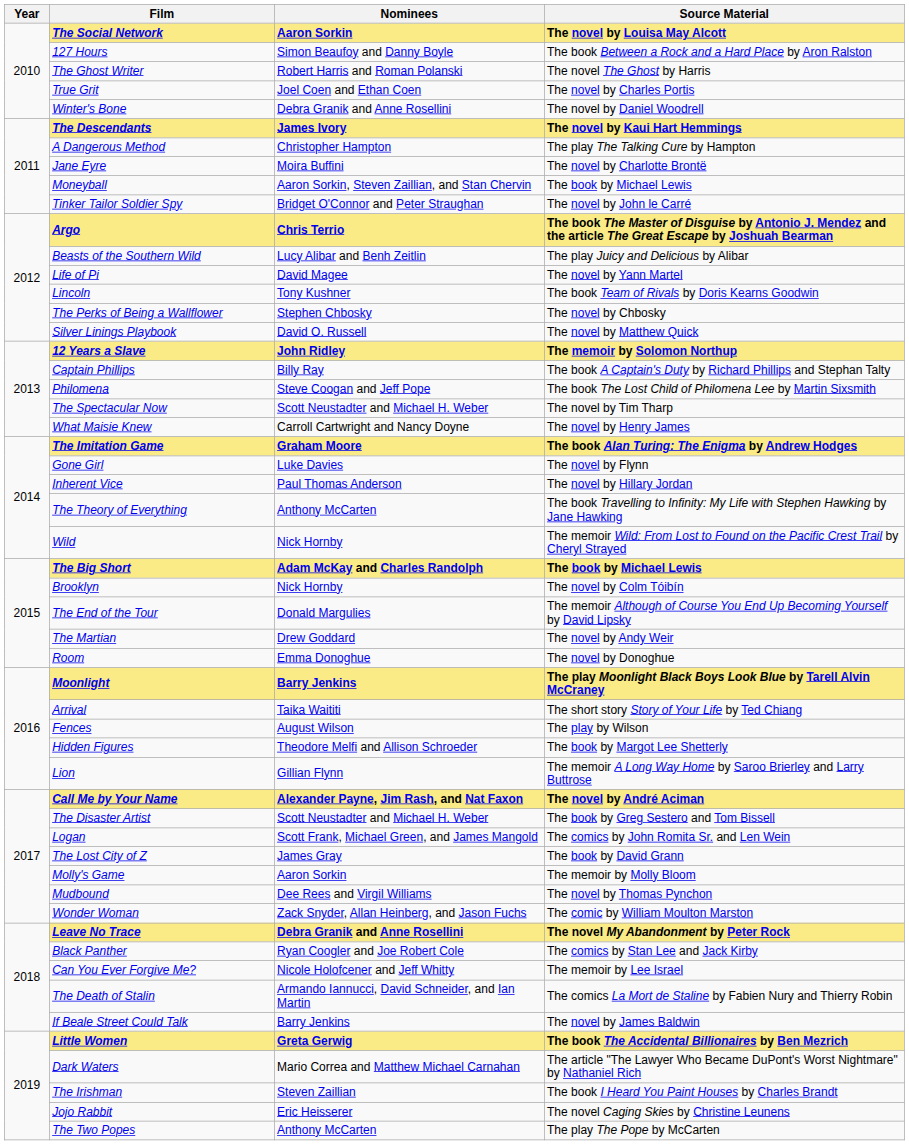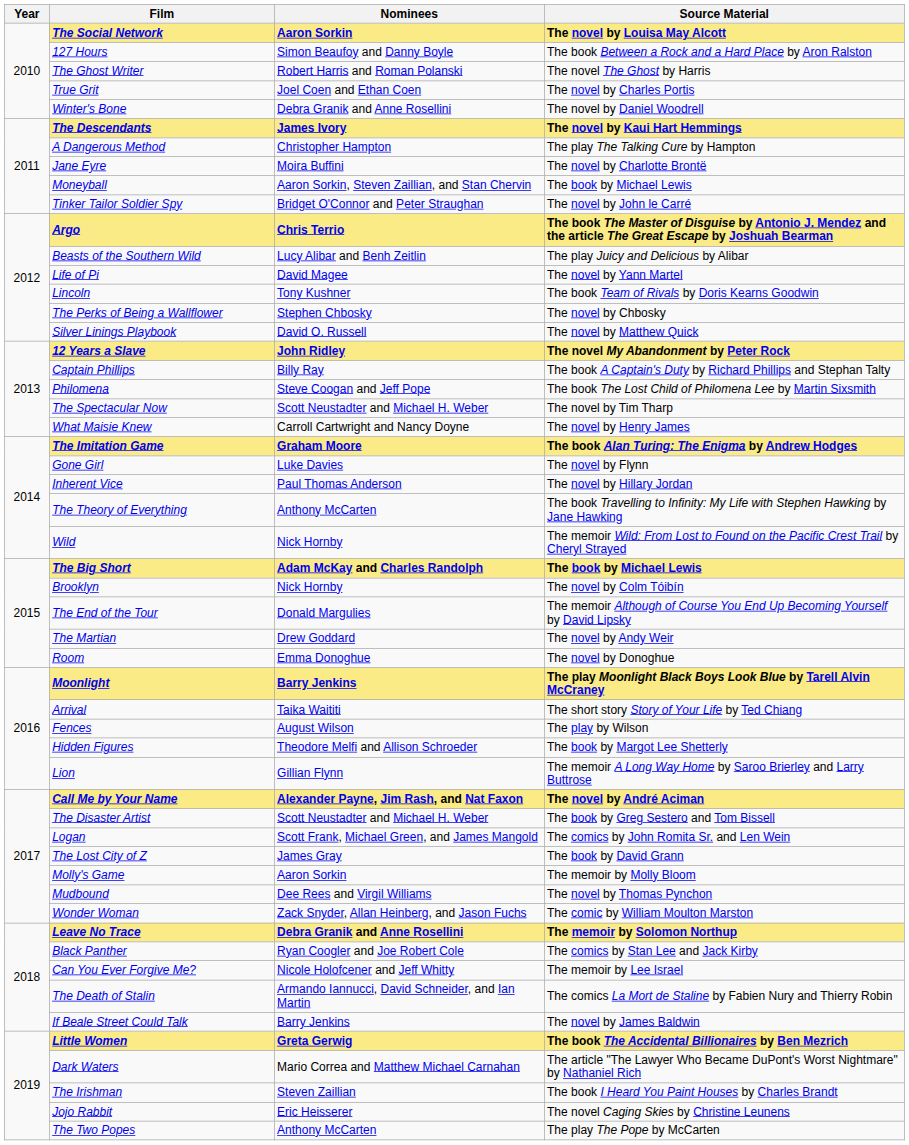(642, 351) The memoir by Solomon Northup -> (668, 351) The novel My Abandonment by Peter Rock
(668, 932) The novel My Abandonment by Peter Rock -> (642, 932) The memoir by Solomon Northup
